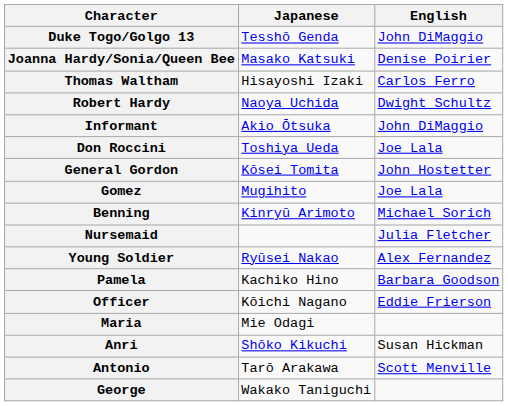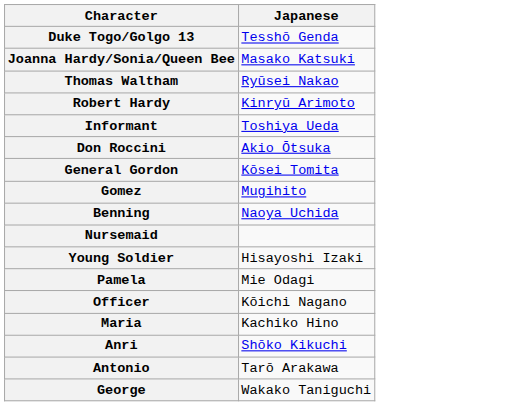- column: (438, 16)
(302, 82) Hisayoshi Izaki -> (290, 82) Ryūsei Nakao
(290, 104) Naoya Uchida -> (298, 104) Kinryū Arimoto
(286, 126) Akio Ōtsuka -> (290, 126) Toshiya Ueda
(290, 148) Toshiya Ueda -> (286, 148) Akio Ōtsuka
(298, 214) Kinryū Arimoto -> (290, 214) Naoya Uchida
(290, 258) Ryūsei Nakao -> (302, 258) Hisayoshi Izaki
(290, 280) Kachiko Hino -> (278, 280) Mie Odagi
(278, 324) Mie Odagi -> (290, 324) Kachiko Hino
